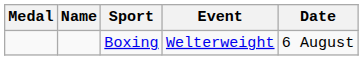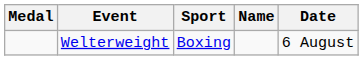columns swapped: (79, 17) <-> (220, 17)
